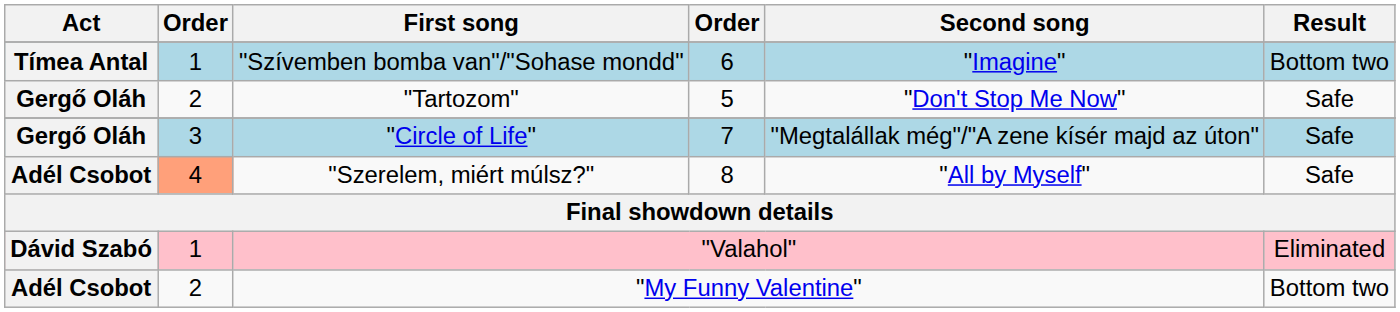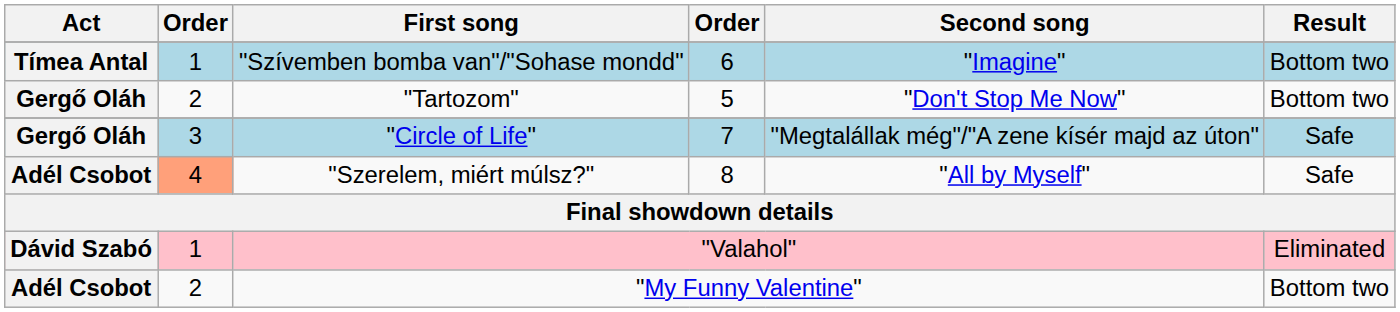(1329, 99) Safe -> (1329, 99) Bottom two
